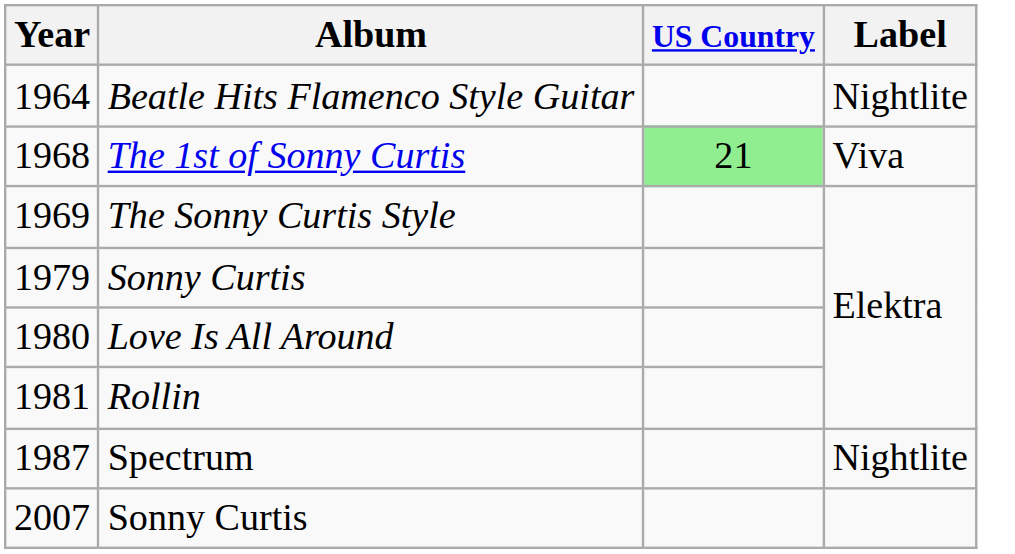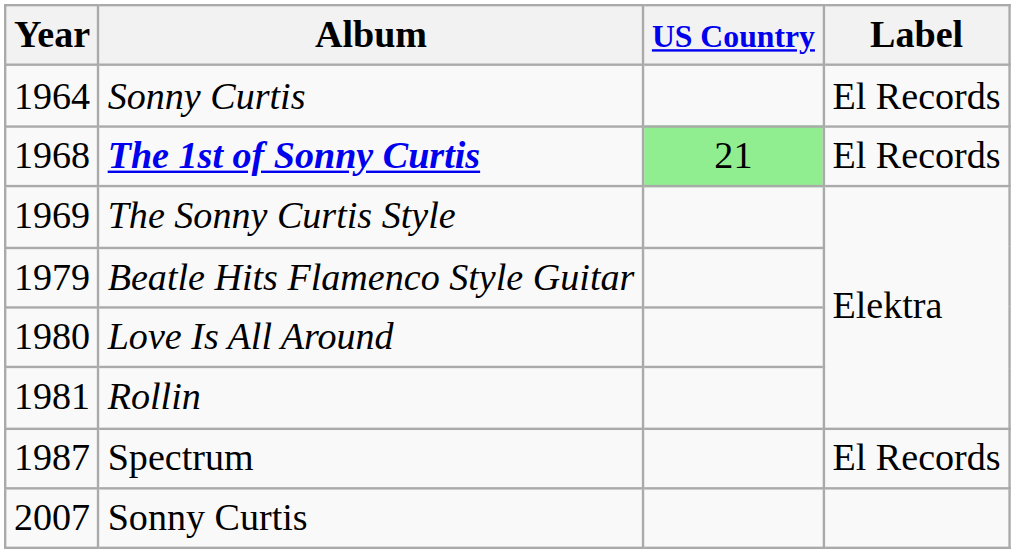(371, 95) Beatle Hits Flamenco Style Guitar -> (207, 95) Sonny Curtis
(900, 95) Nightlite -> (917, 95) El Records
(286, 155) normal -> (294, 155) bold
(868, 155) Viva -> (917, 155) El Records
(207, 276) Sonny Curtis -> (371, 276) Beatle Hits Flamenco Style Guitar
(900, 457) Nightlite -> (917, 457) El Records
